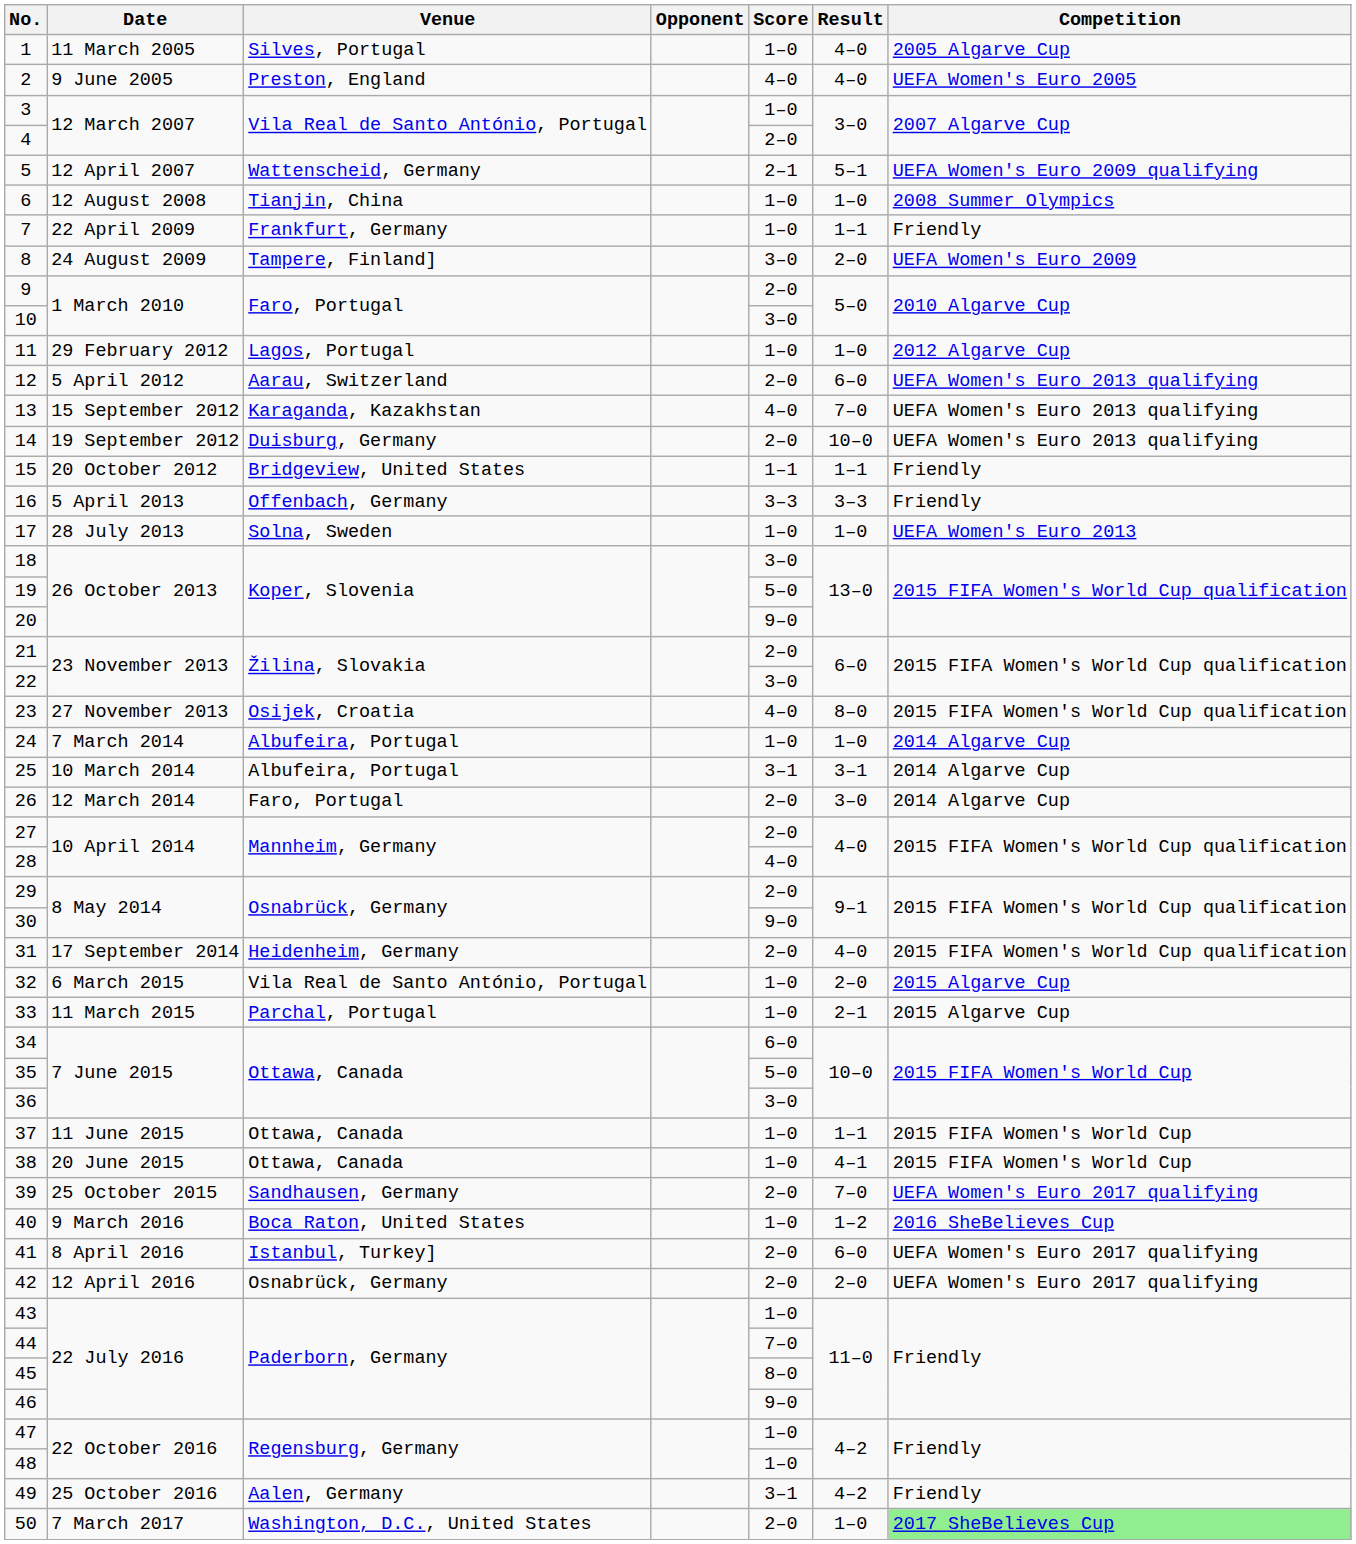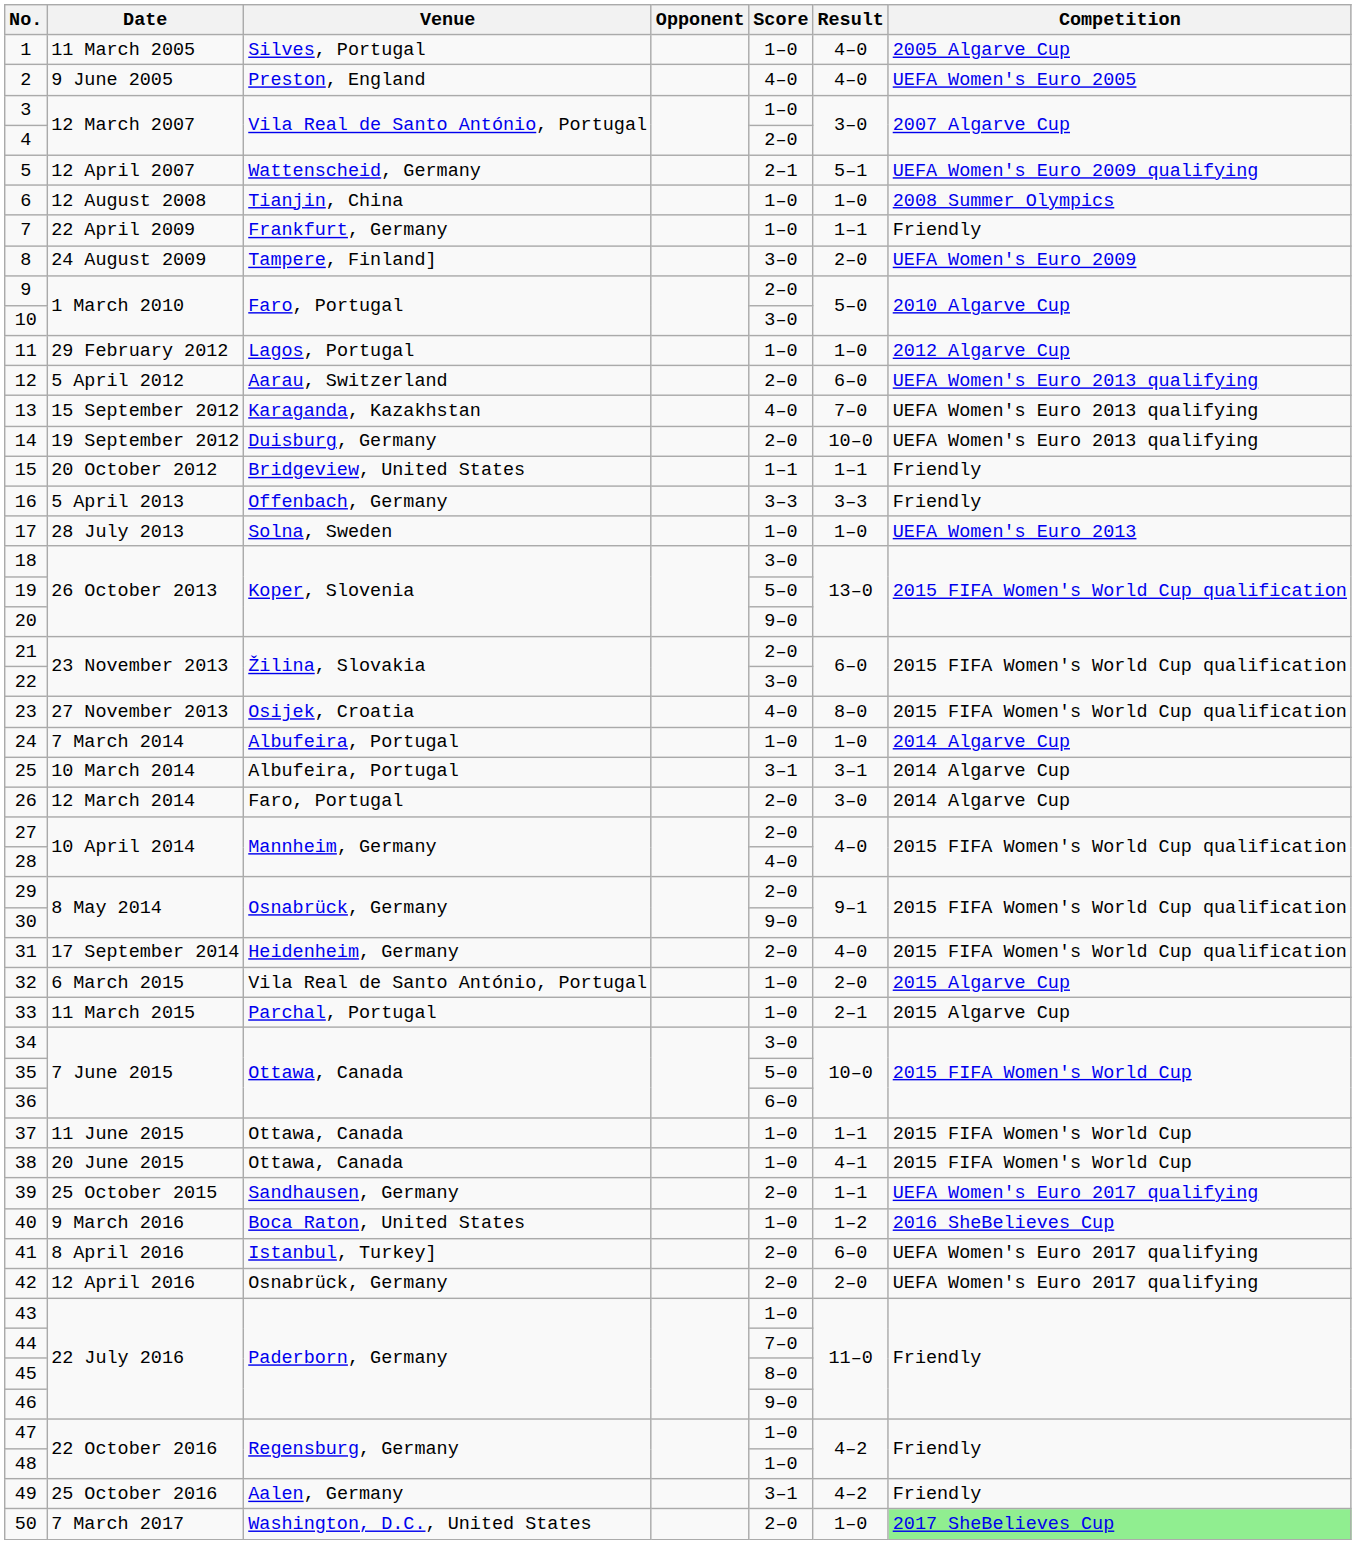(781, 1043) 6–0 -> (781, 1043) 3–0
(781, 1103) 3–0 -> (781, 1103) 6–0
(851, 1193) 7–0 -> (851, 1193) 1–1
